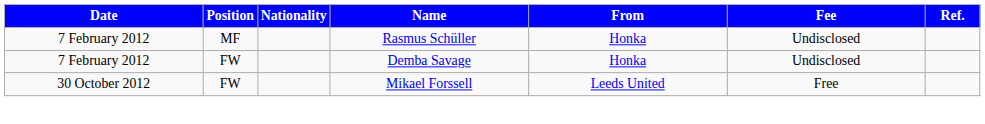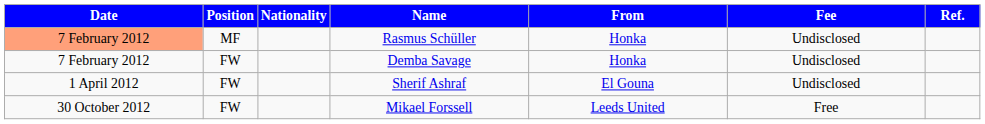(104, 39) no background -> (104, 39) lightsalmon background
+ row: (429, 84)
